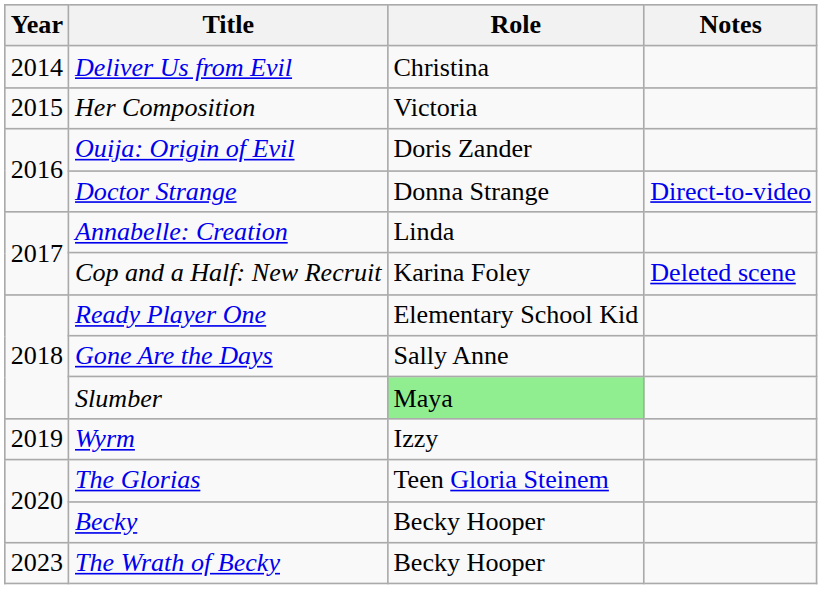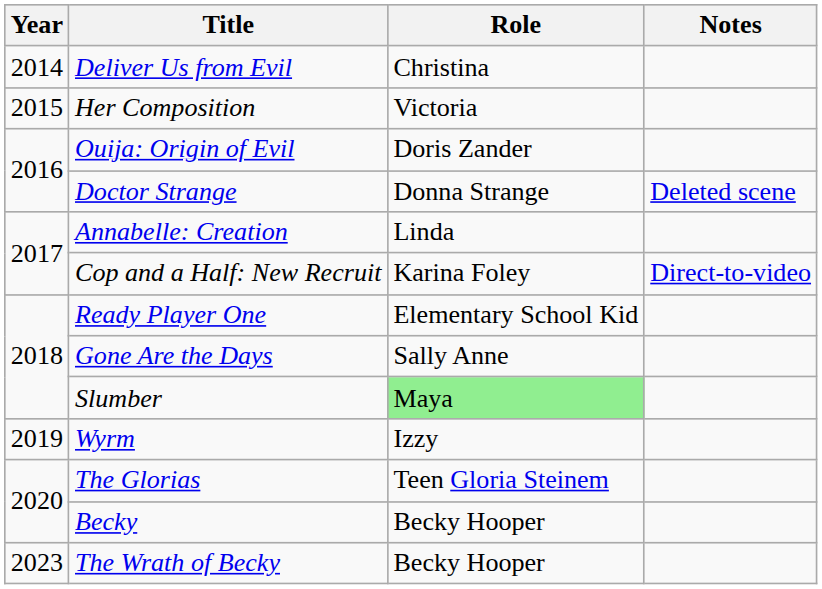(731, 190) Direct-to-video -> (723, 190) Deleted scene
(723, 273) Deleted scene -> (731, 273) Direct-to-video
